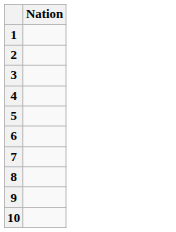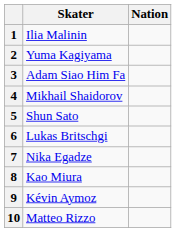+ column: (76, 14)
